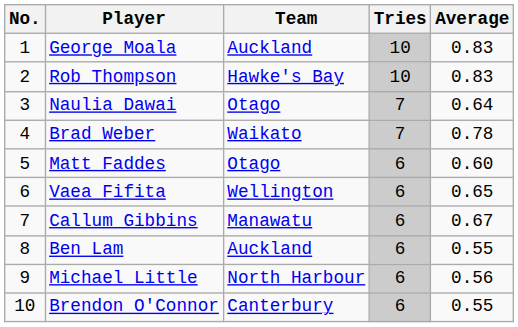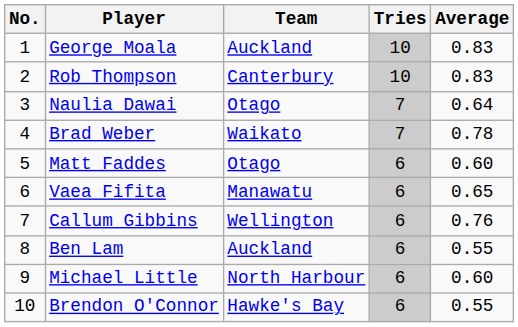(286, 77) Hawke's Bay -> (280, 77) Canterbury
(280, 192) Wellington -> (270, 192) Manawatu
(270, 221) Manawatu -> (280, 221) Wellington
(472, 221) 0.67 -> (472, 221) 0.76
(472, 278) 0.56 -> (472, 278) 0.60
(280, 307) Canterbury -> (286, 307) Hawke's Bay
